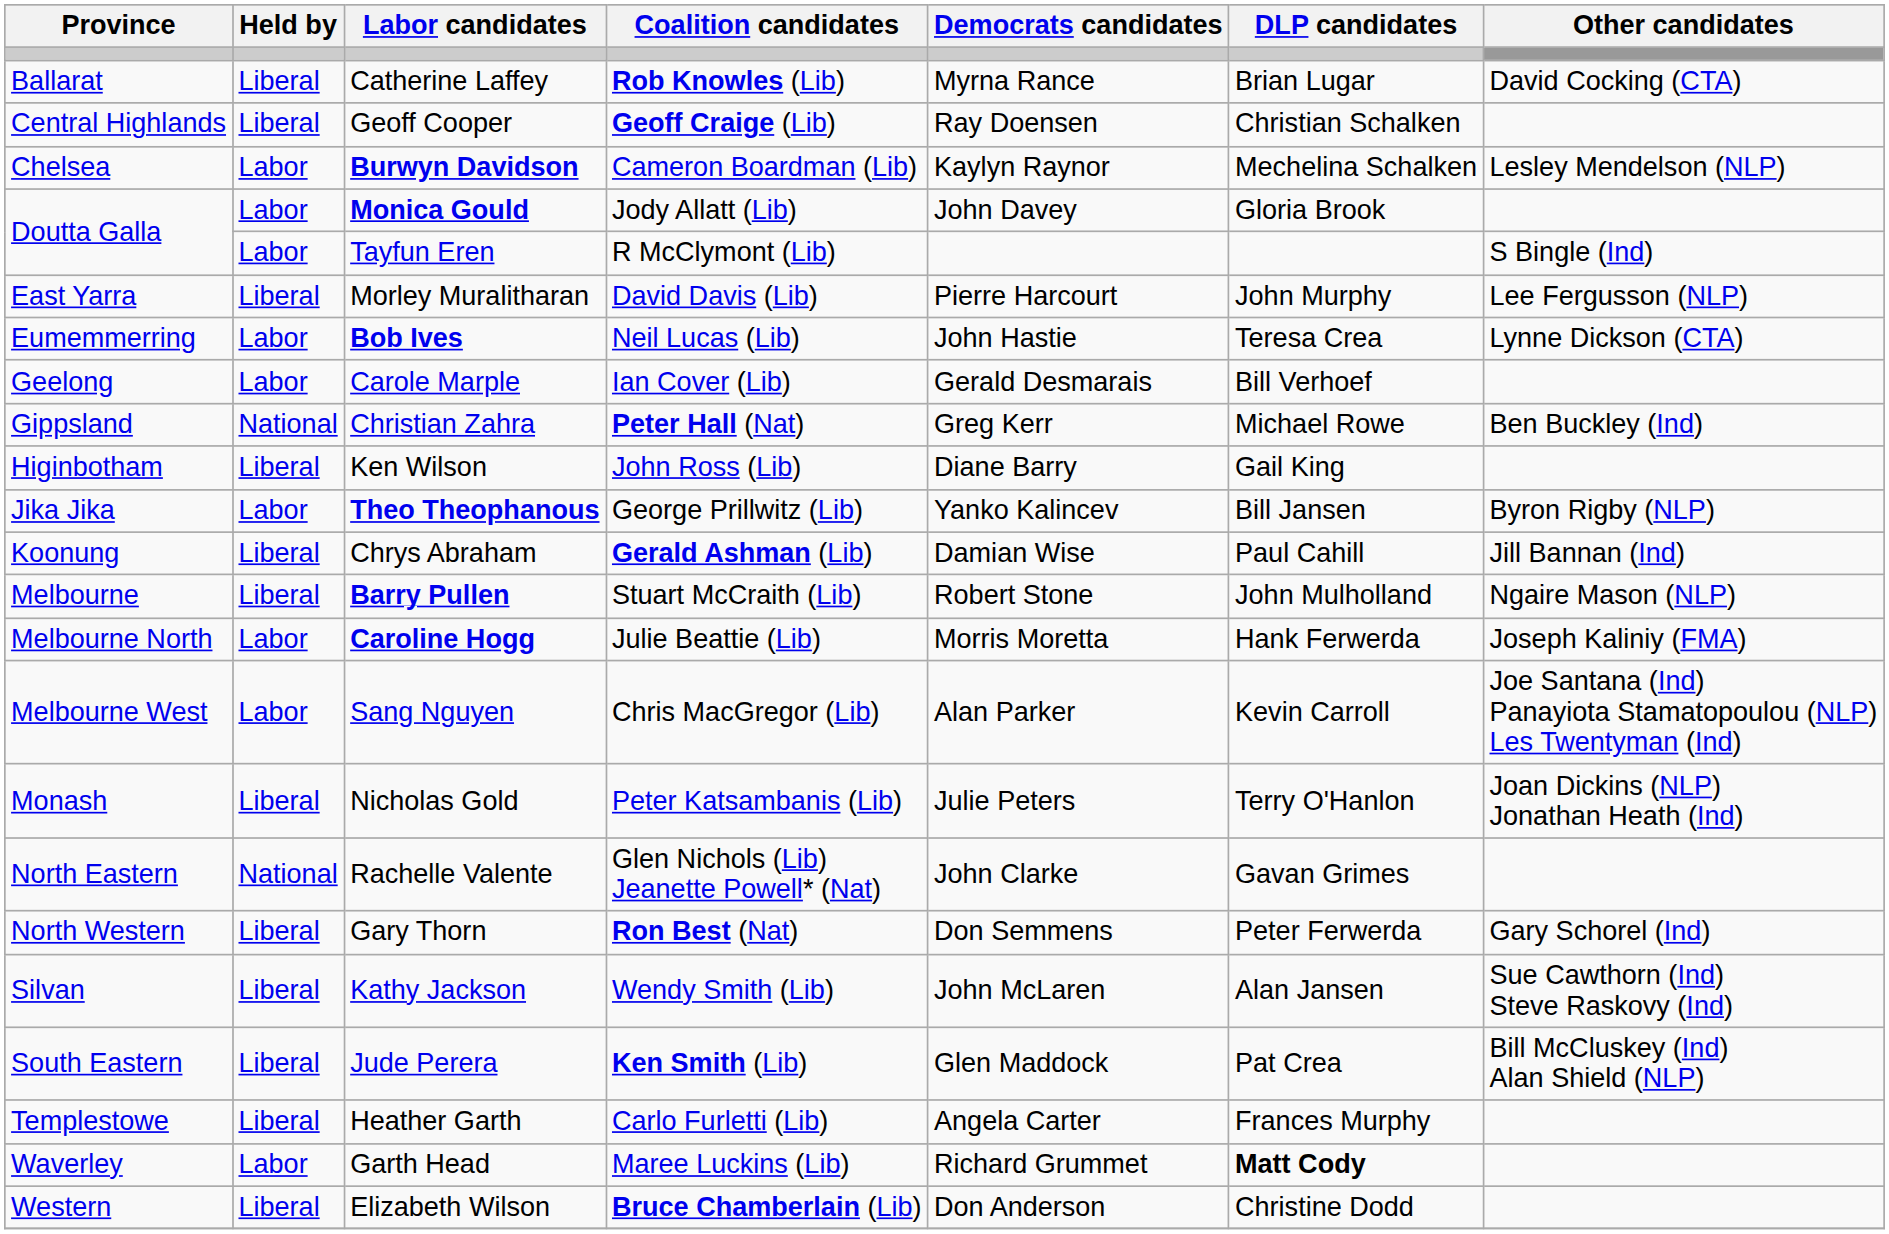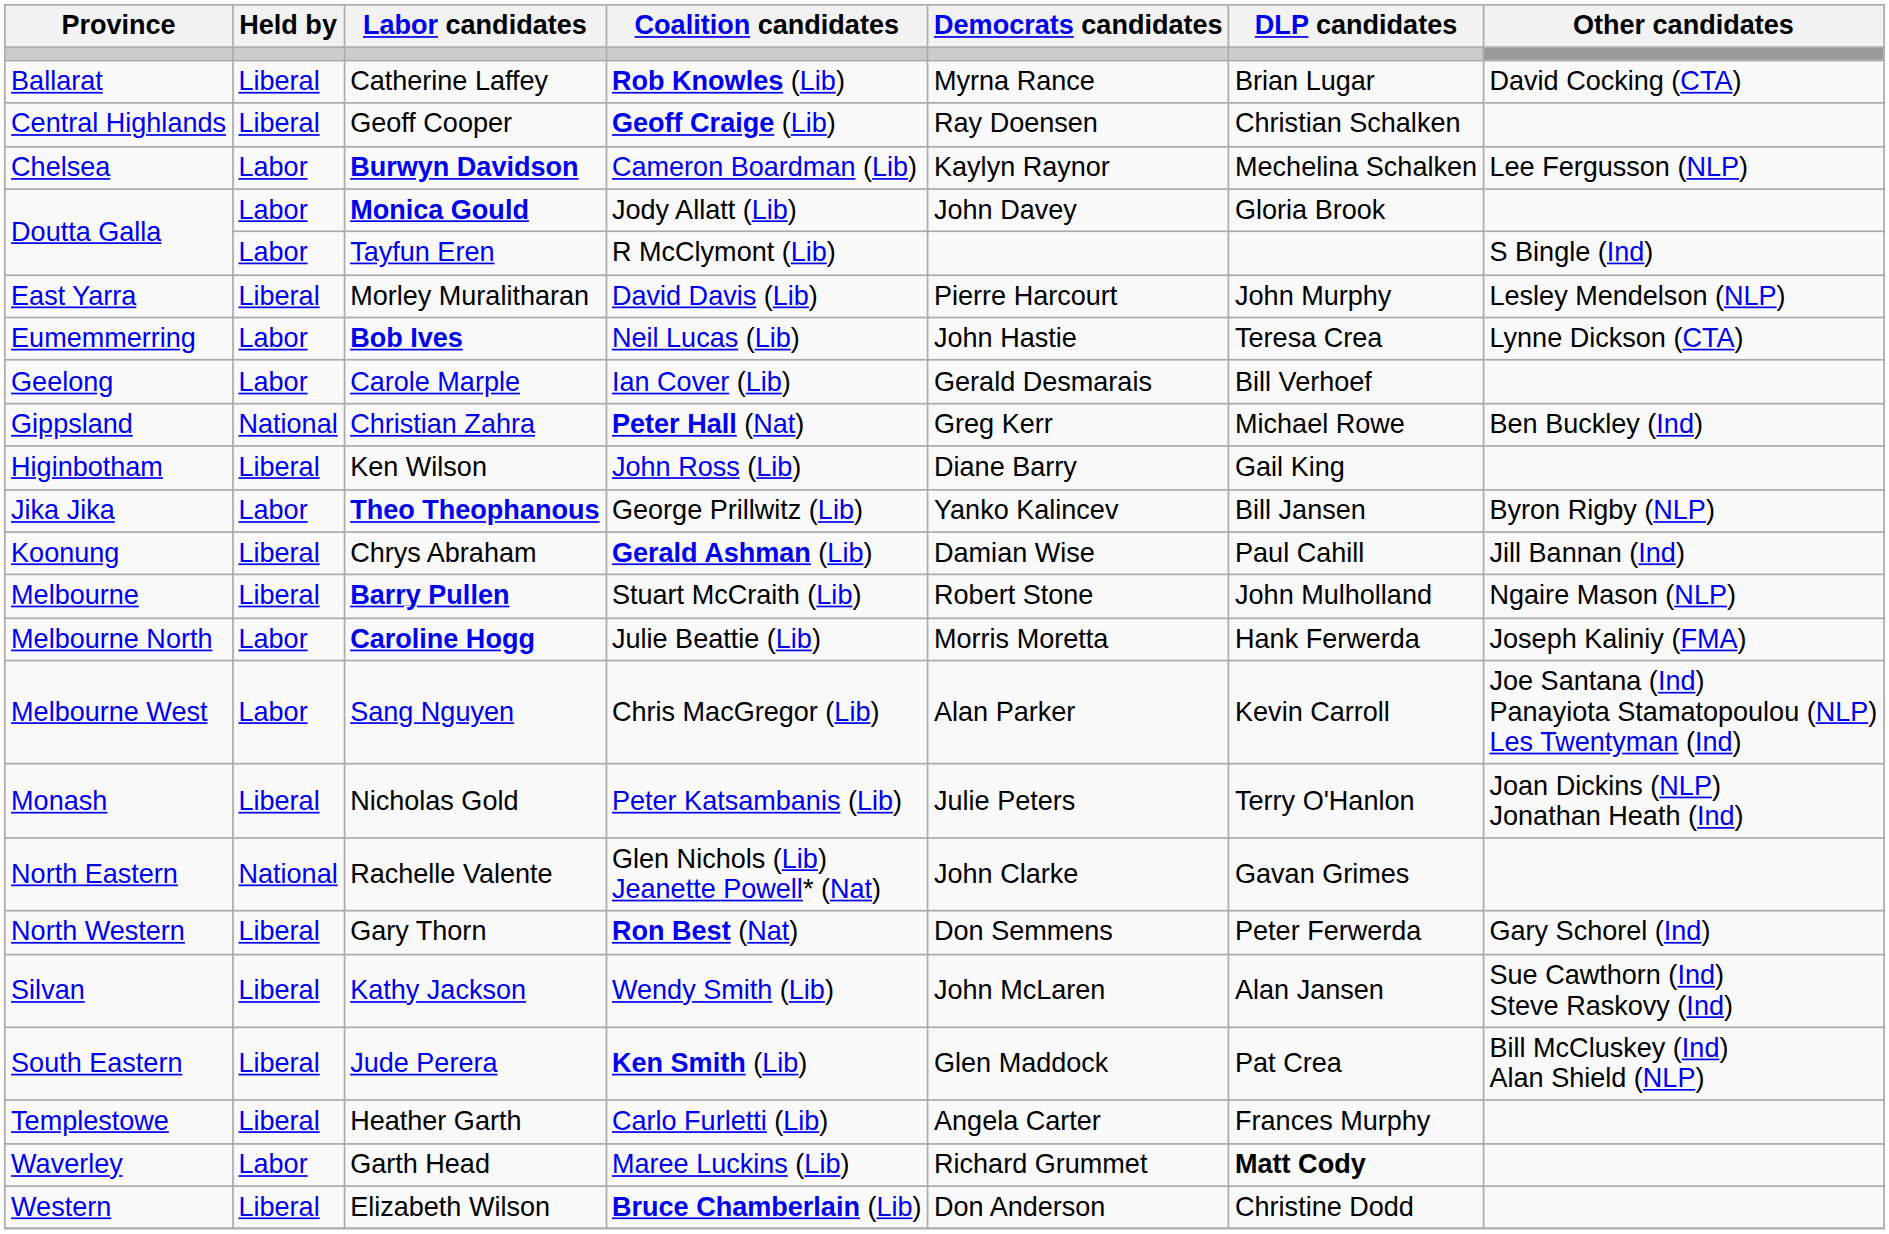(1638, 167) Lesley Mendelson (NLP) -> (1619, 167) Lee Fergusson (NLP)
(1619, 295) Lee Fergusson (NLP) -> (1638, 295) Lesley Mendelson (NLP)
